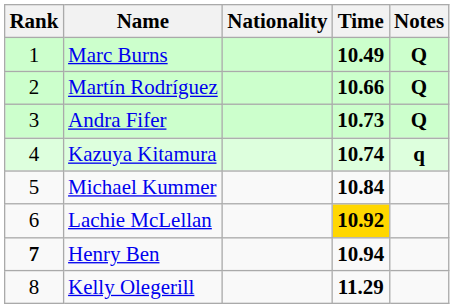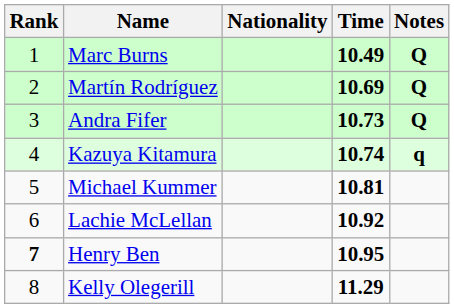(361, 87) 10.66 -> (361, 87) 10.69
(361, 187) 10.84 -> (361, 187) 10.81
(361, 220) gold background -> (361, 220) no background
(361, 253) 10.94 -> (361, 253) 10.95
